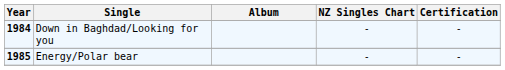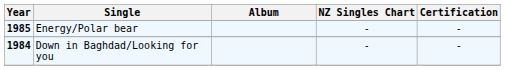rows swapped: (117, 35) <-> (87, 57)
